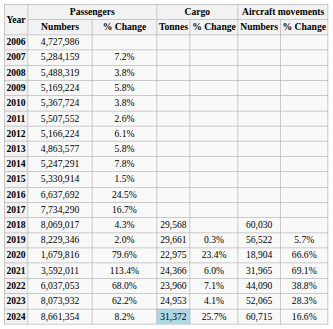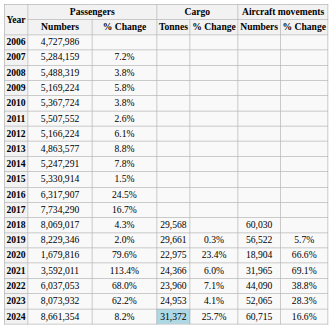(124, 149) 5.8% -> (124, 149) 8.8%
(60, 194) 6,637,692 -> (60, 194) 6,317,907
